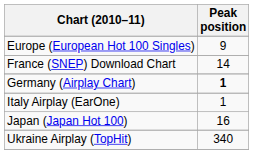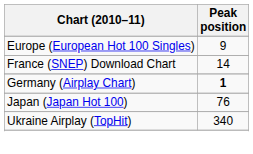- row: (63, 102)
(223, 121) 16 -> (223, 102) 76
